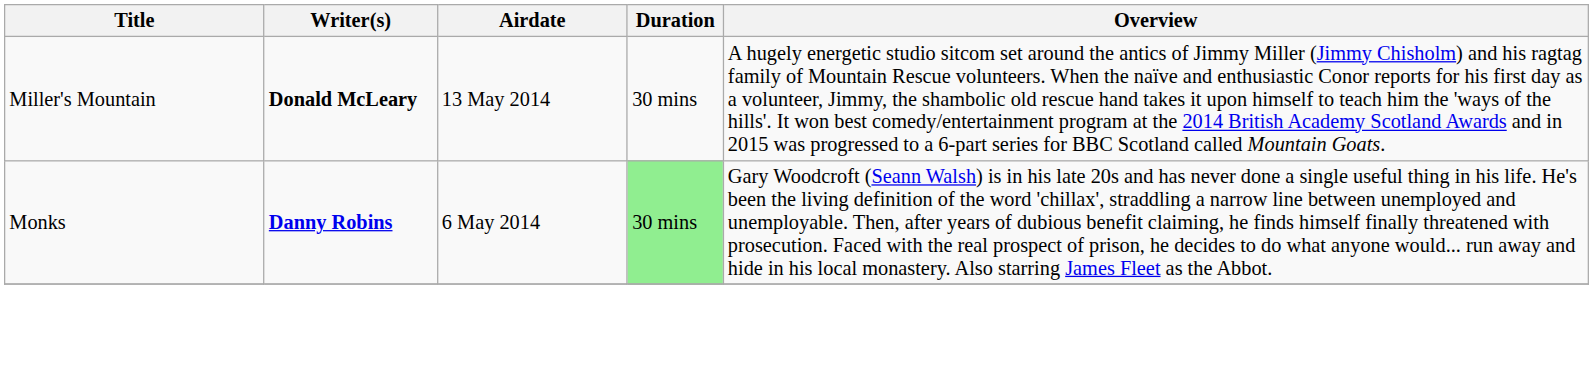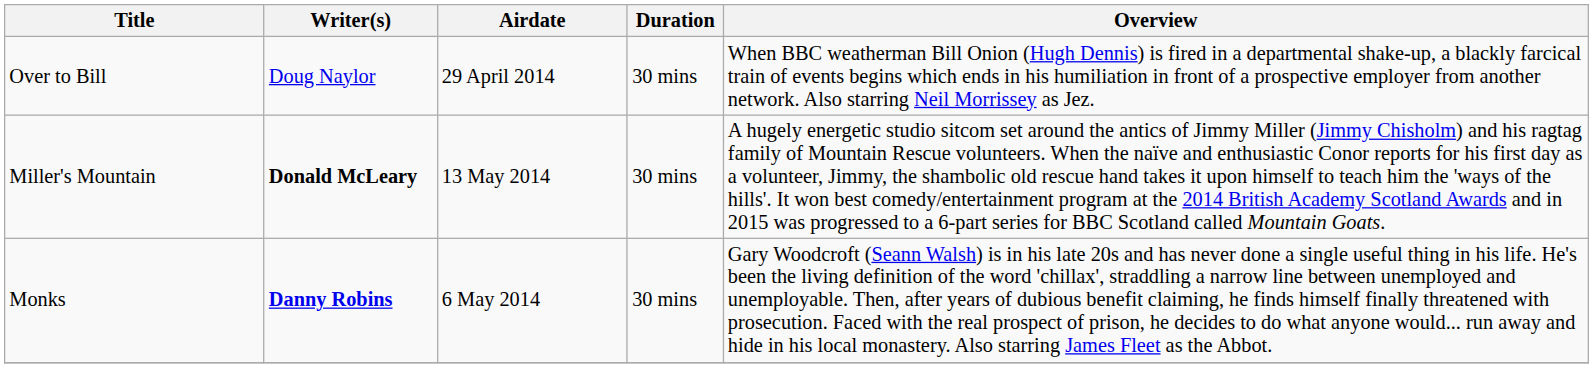+ row: (58, 75)
(665, 222) lightgreen background -> (665, 300) no background
